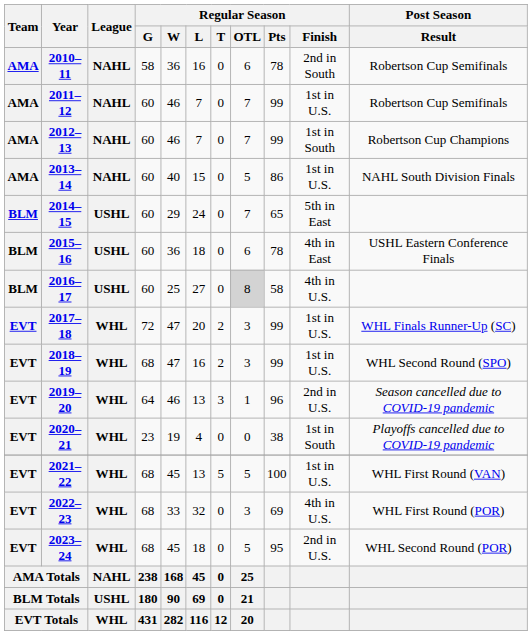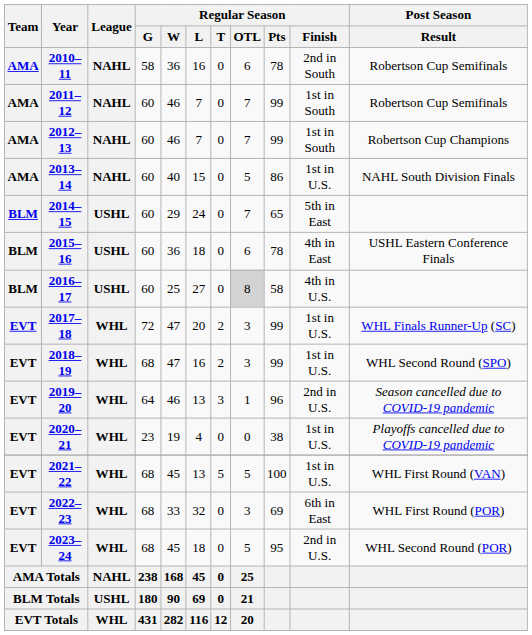(320, 103) 1st in U.S. -> (320, 103) 1st in South
(320, 436) 1st in South -> (320, 436) 1st in U.S.
(320, 510) 4th in U.S. -> (320, 510) 6th in East
